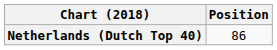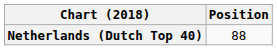(239, 35) 86 -> (239, 35) 88
